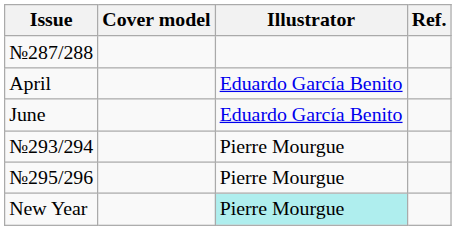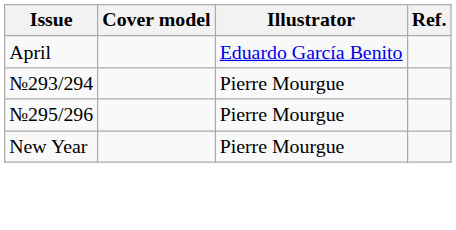- row: (51, 51)
- row: (27, 114)
(282, 209) paleturquoise background -> (282, 146) no background
